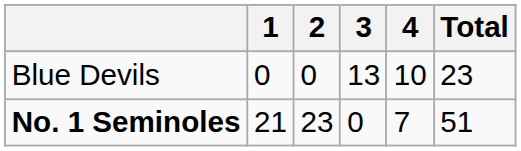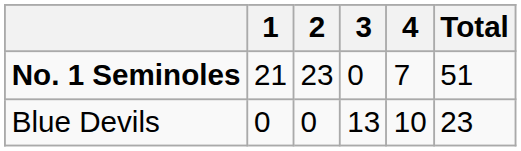rows swapped: (86, 74) <-> (126, 121)
